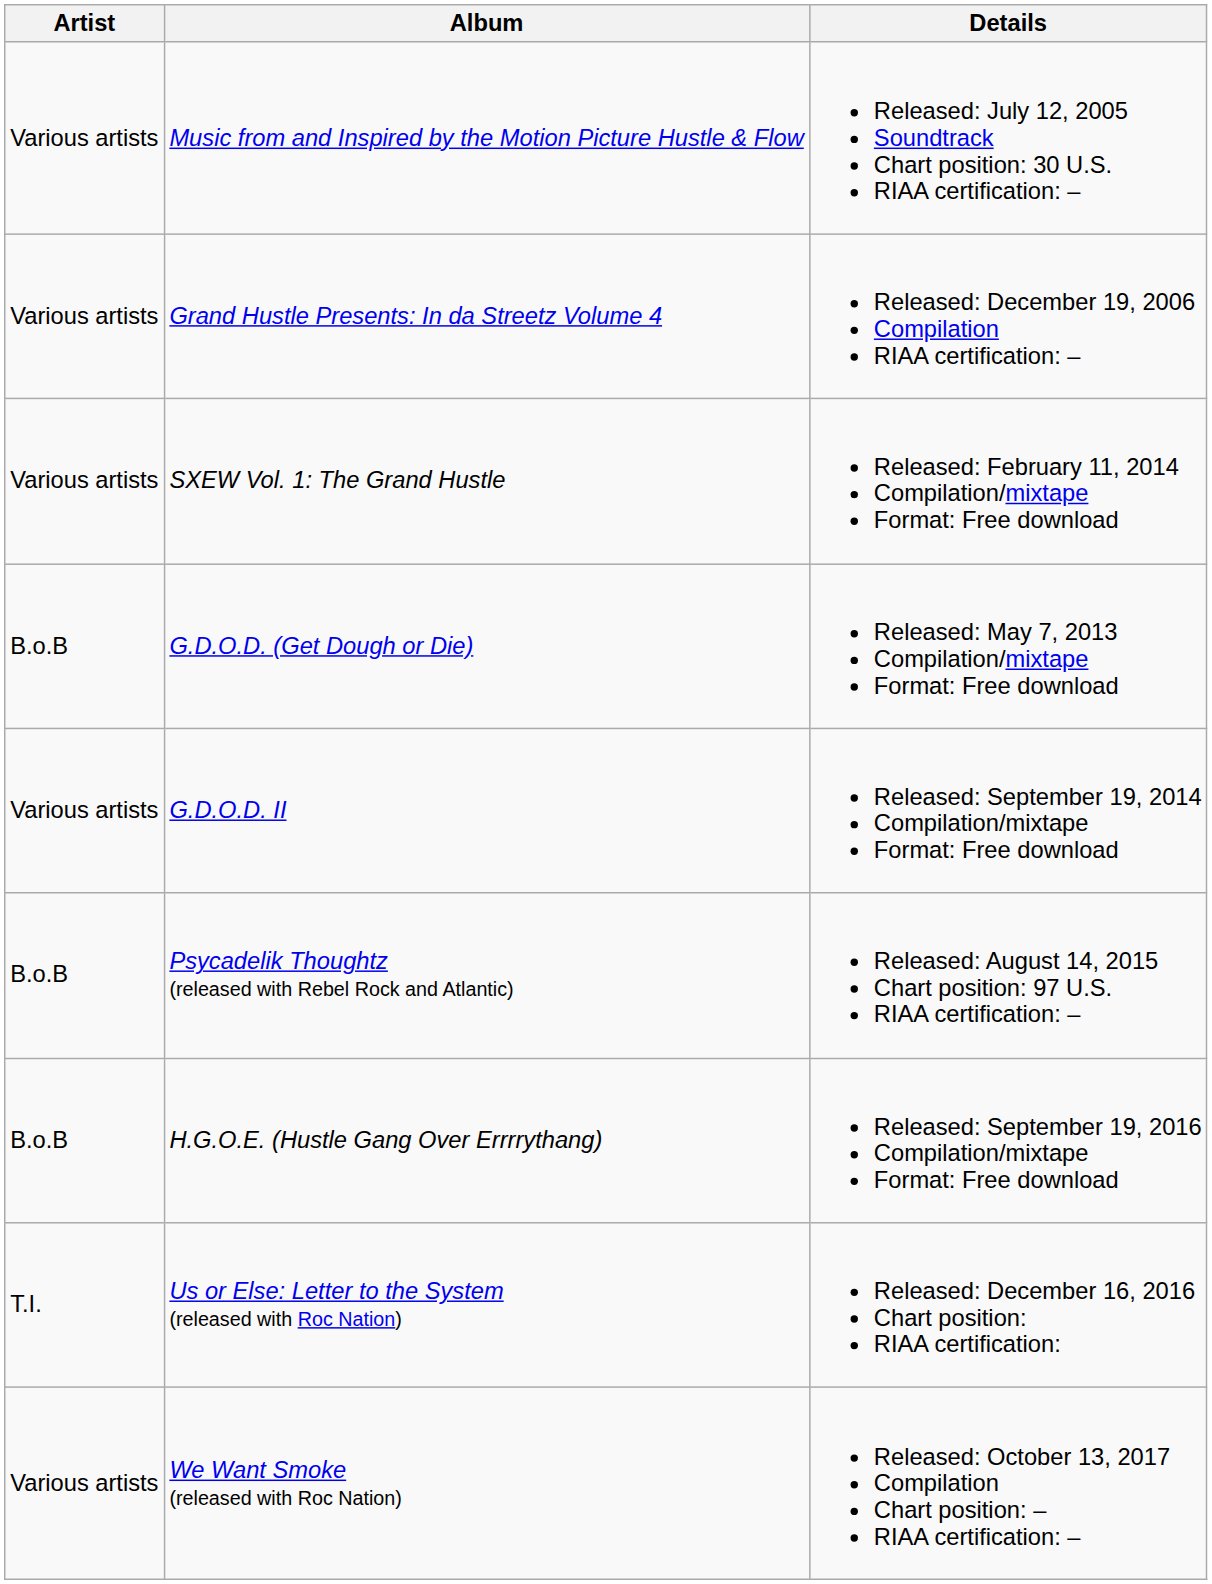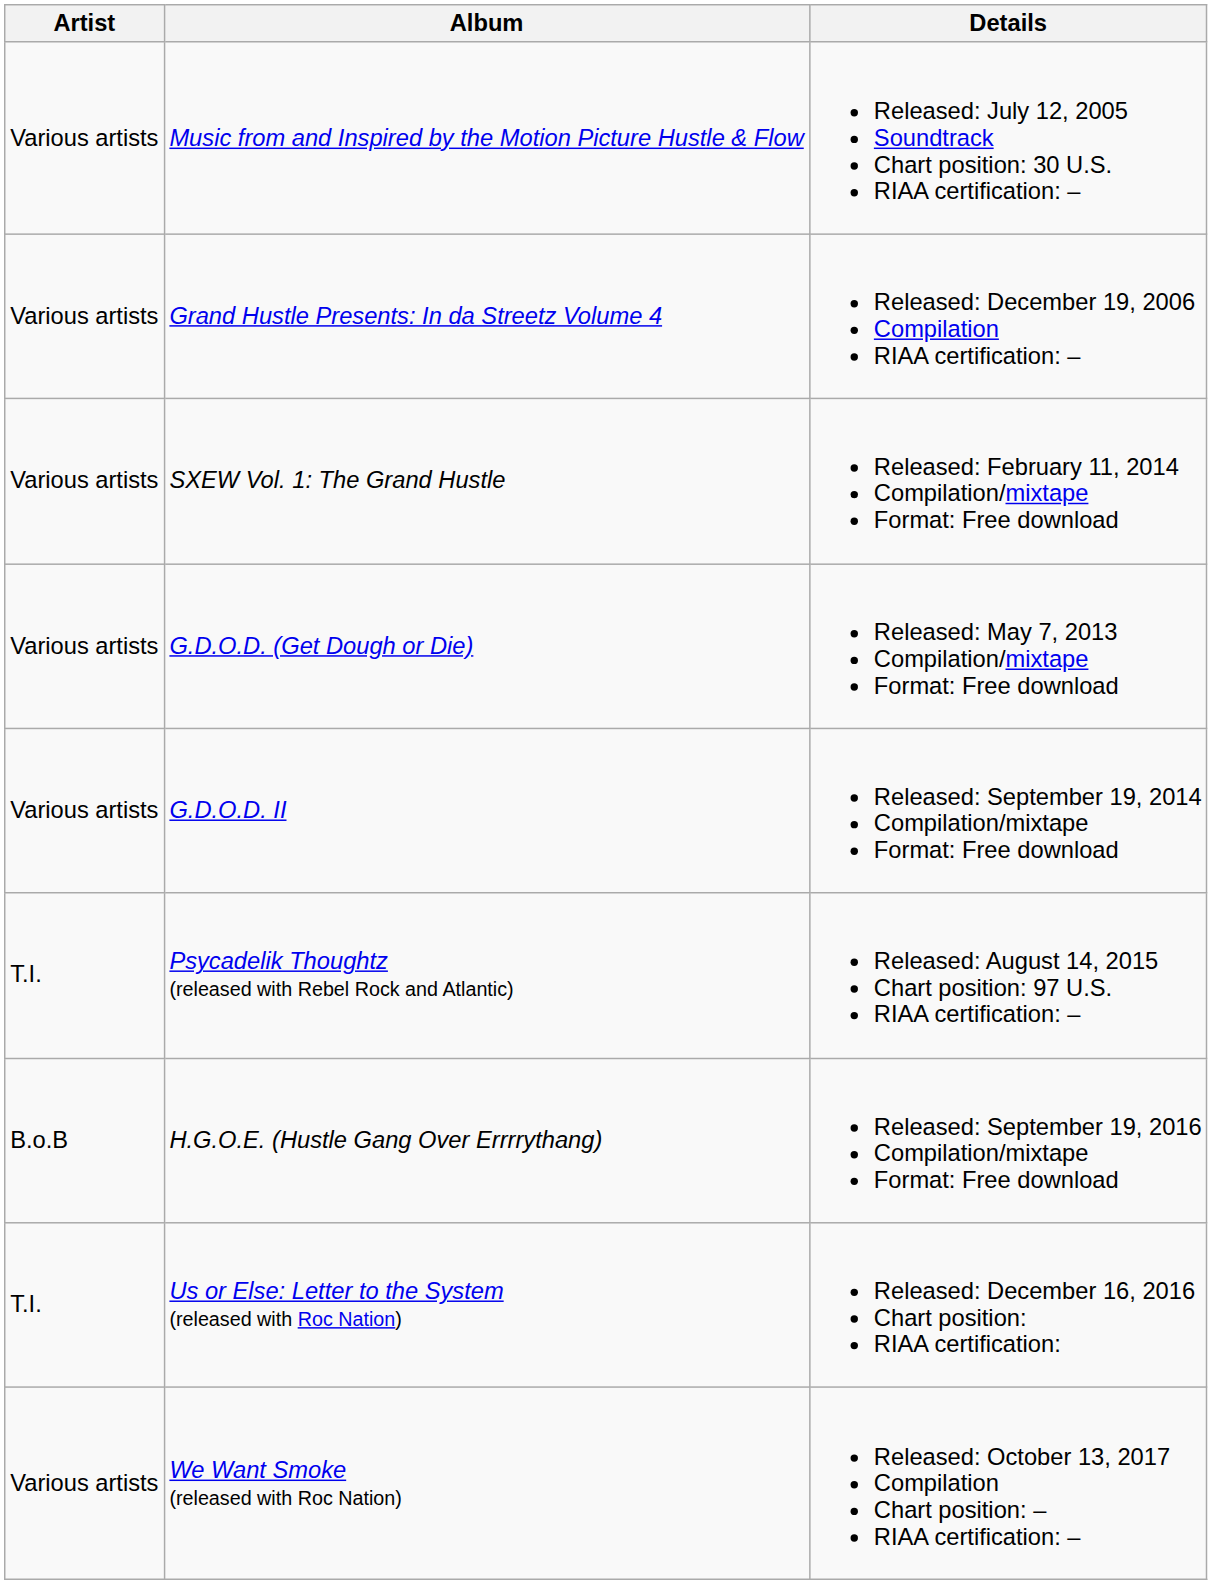(39, 645) B.o.B -> (84, 645) Various artists
(39, 975) B.o.B -> (26, 975) T.I.
